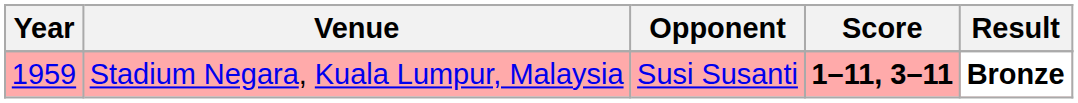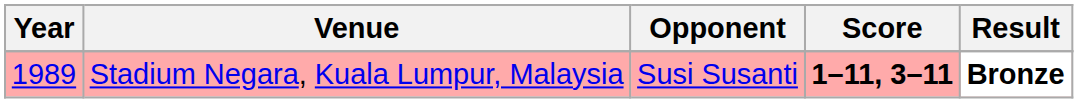(44, 74) 1959 -> (44, 74) 1989
